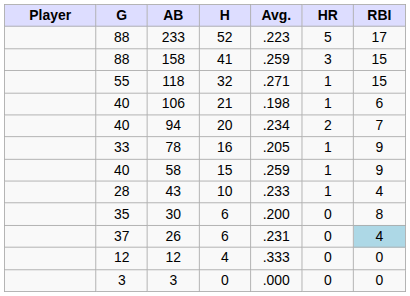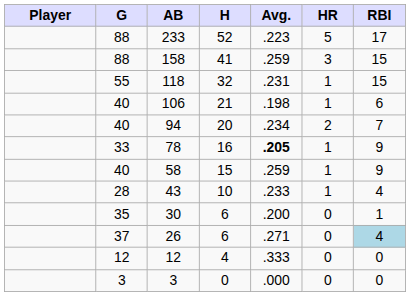(276, 81) .271 -> (276, 81) .231
(276, 147) normal -> (276, 147) bold
(379, 214) 8 -> (379, 214) 1
(276, 236) .231 -> (276, 236) .271
